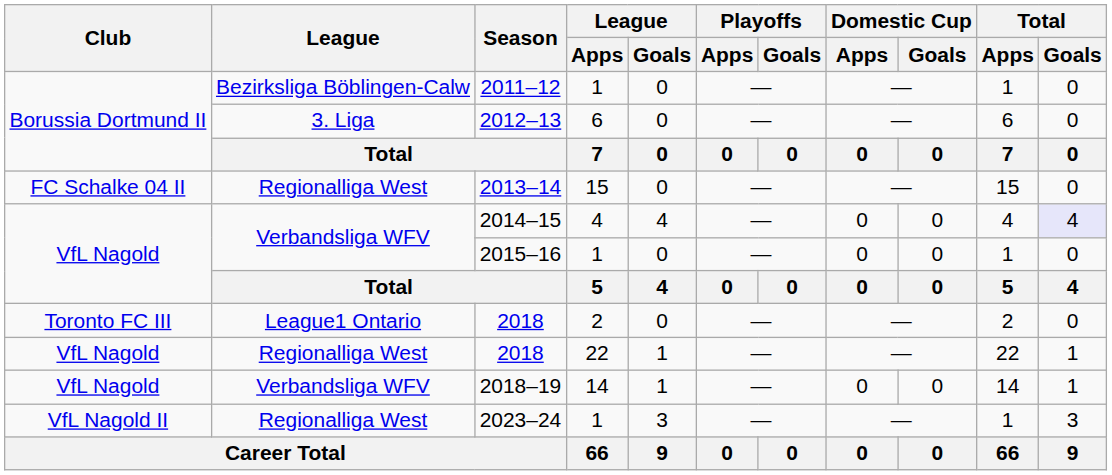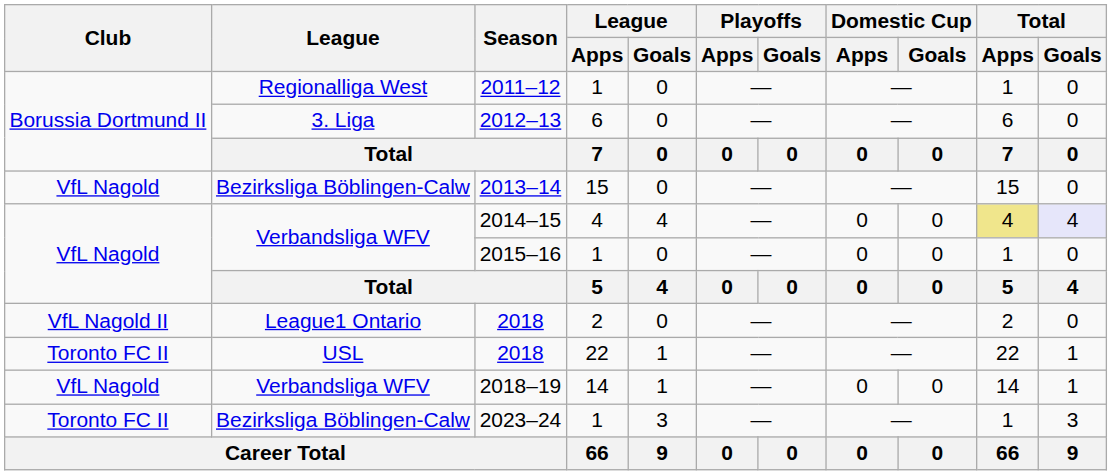(343, 87) Bezirksliga Böblingen-Calw -> (343, 87) Regionalliga West
(108, 187) FC Schalke 04 II -> (108, 187) VfL Nagold
(343, 187) Regionalliga West -> (343, 187) Bezirksliga Böblingen-Calw
(1008, 220) no background -> (1008, 220) khaki background
(108, 320) Toronto FC III -> (108, 320) VfL Nagold II
(108, 353) VfL Nagold -> (108, 353) Toronto FC II
(343, 353) Regionalliga West -> (343, 353) USL
(108, 420) VfL Nagold II -> (108, 420) Toronto FC II
(343, 420) Regionalliga West -> (343, 420) Bezirksliga Böblingen-Calw
